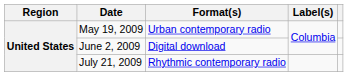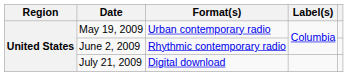(187, 46) Digital download -> (217, 46) Rhythmic contemporary radio
(217, 63) Rhythmic contemporary radio -> (187, 63) Digital download
